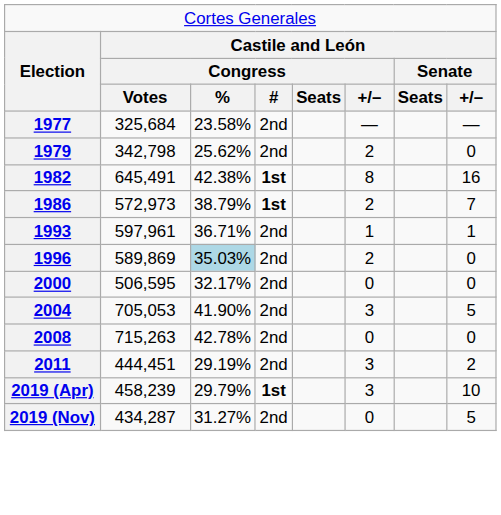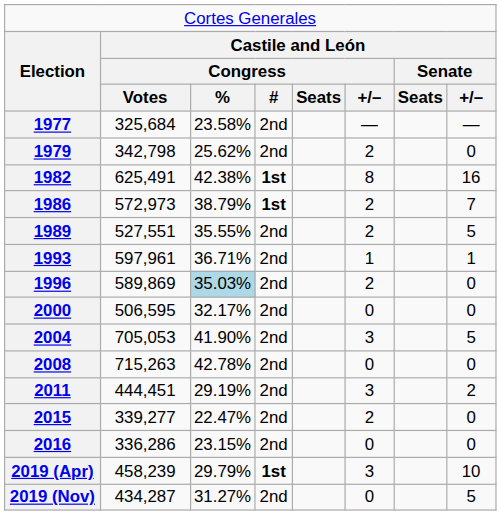(145, 178) 645,491 -> (145, 178) 625,491
+ row: (52, 231)
+ row: (52, 418)
+ row: (52, 444)
